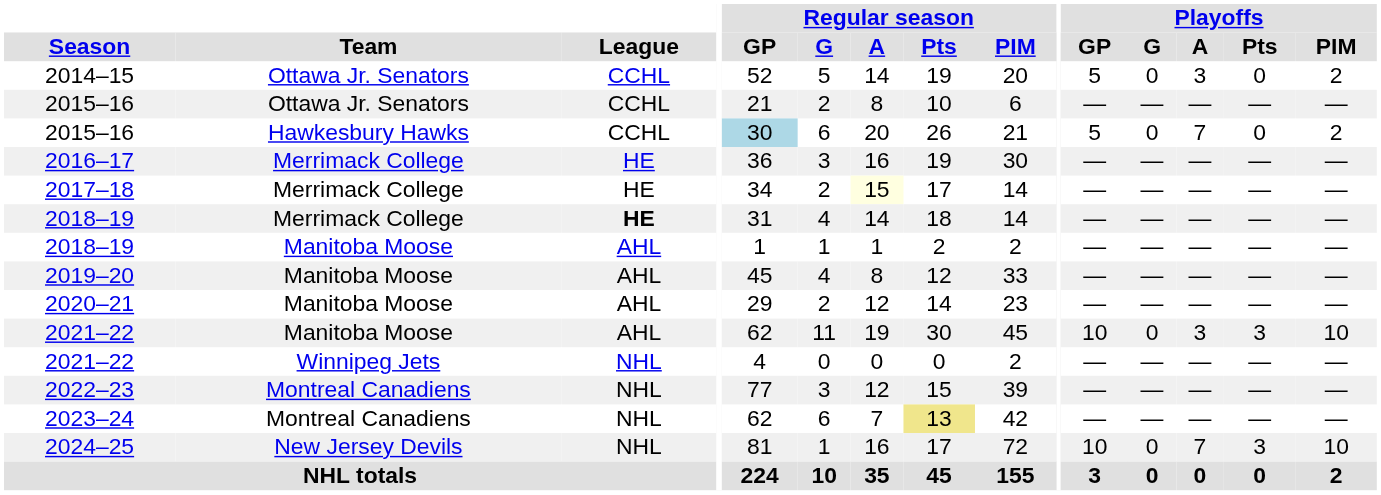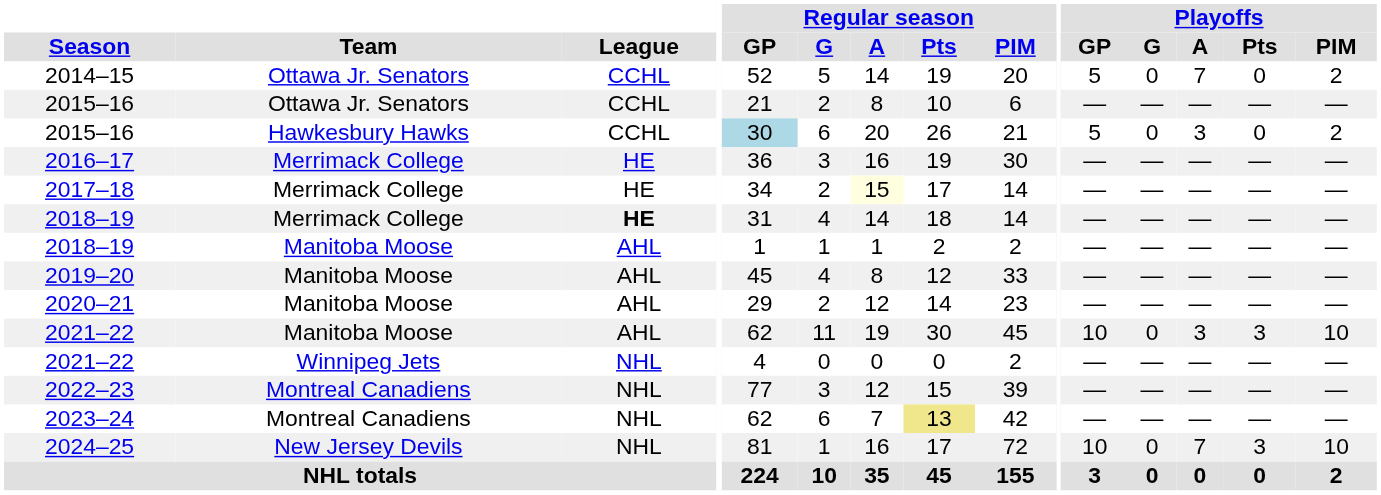(1200, 75) 3 -> (1200, 75) 7
(1200, 132) 7 -> (1200, 132) 3
